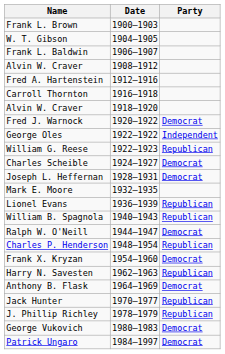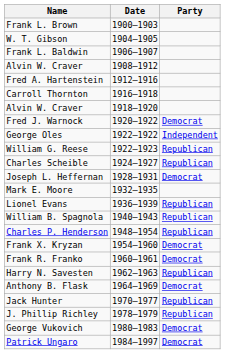(182, 163) Democrat -> (187, 163) Republican
- row: (47, 232)
+ row: (44, 259)
